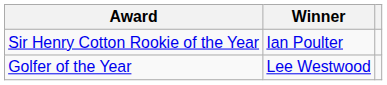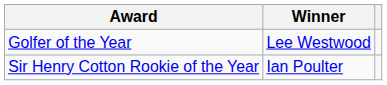rows swapped: (70, 67) <-> (134, 42)
